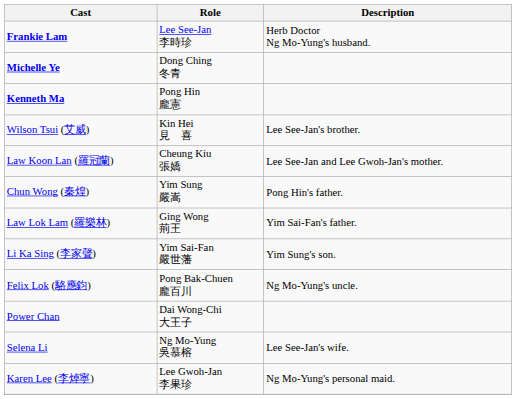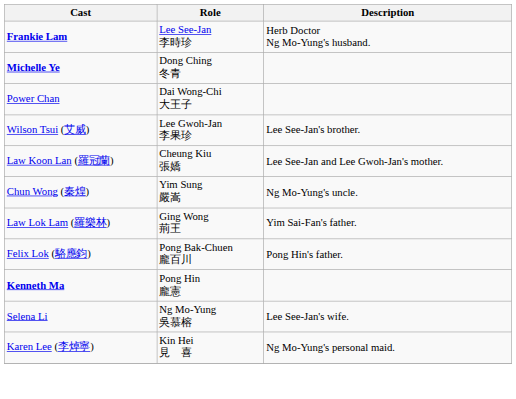rows swapped: (36, 99) <-> (33, 316)
(176, 129) Kin Hei 見 喜 -> (191, 129) Lee Gwoh-Jan 李果珍
(305, 192) Pong Hin's father. -> (312, 192) Ng Mo-Yung's uncle.
- row: (51, 254)
(312, 285) Ng Mo-Yung's uncle. -> (305, 254) Pong Hin's father.
(191, 378) Lee Gwoh-Jan 李果珍 -> (176, 347) Kin Hei 見 喜
